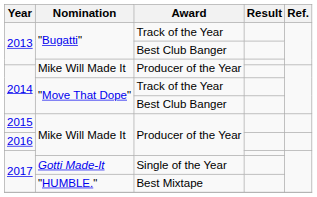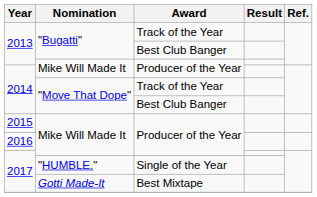(71, 165) Gotti Made-It -> (68, 165) "HUMBLE."
(68, 183) "HUMBLE." -> (71, 183) Gotti Made-It
